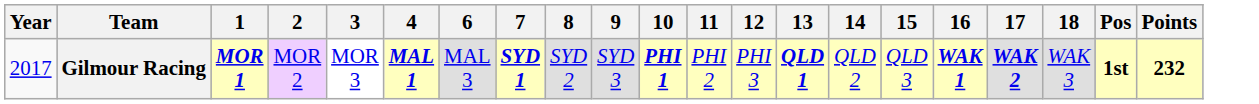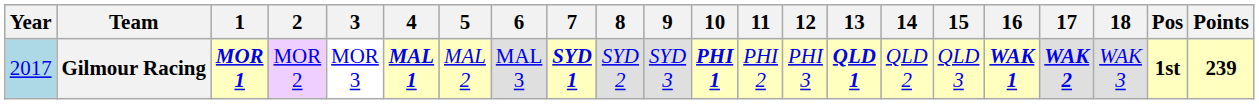+ column: (465, 21)
(31, 68) no background -> (31, 68) lightblue background
(1169, 68) 232 -> (1221, 68) 239
